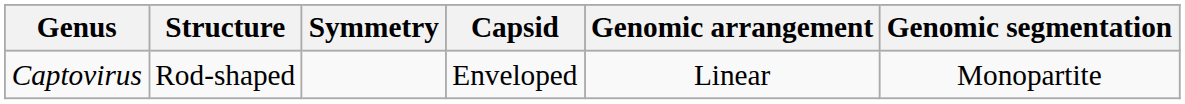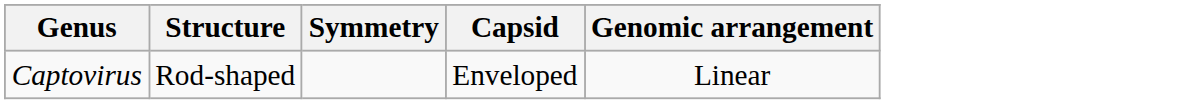- column: (1029, 27)
